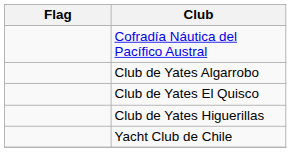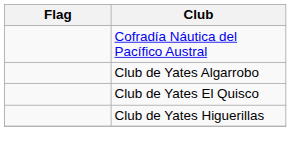- row: (173, 136)
